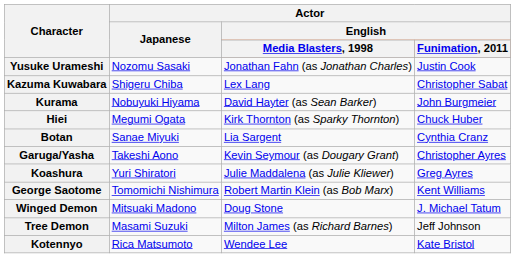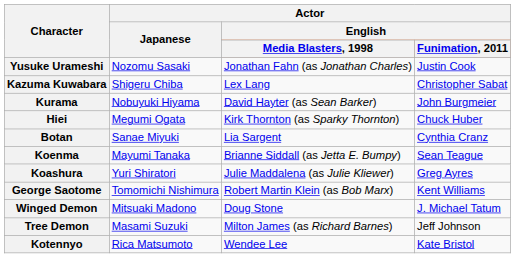+ row: (57, 155)
- row: (57, 155)
